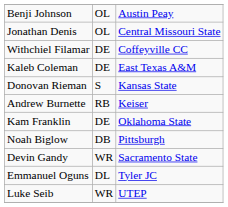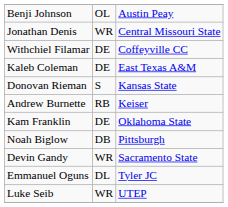(102, 31) OL -> (104, 31) WR
